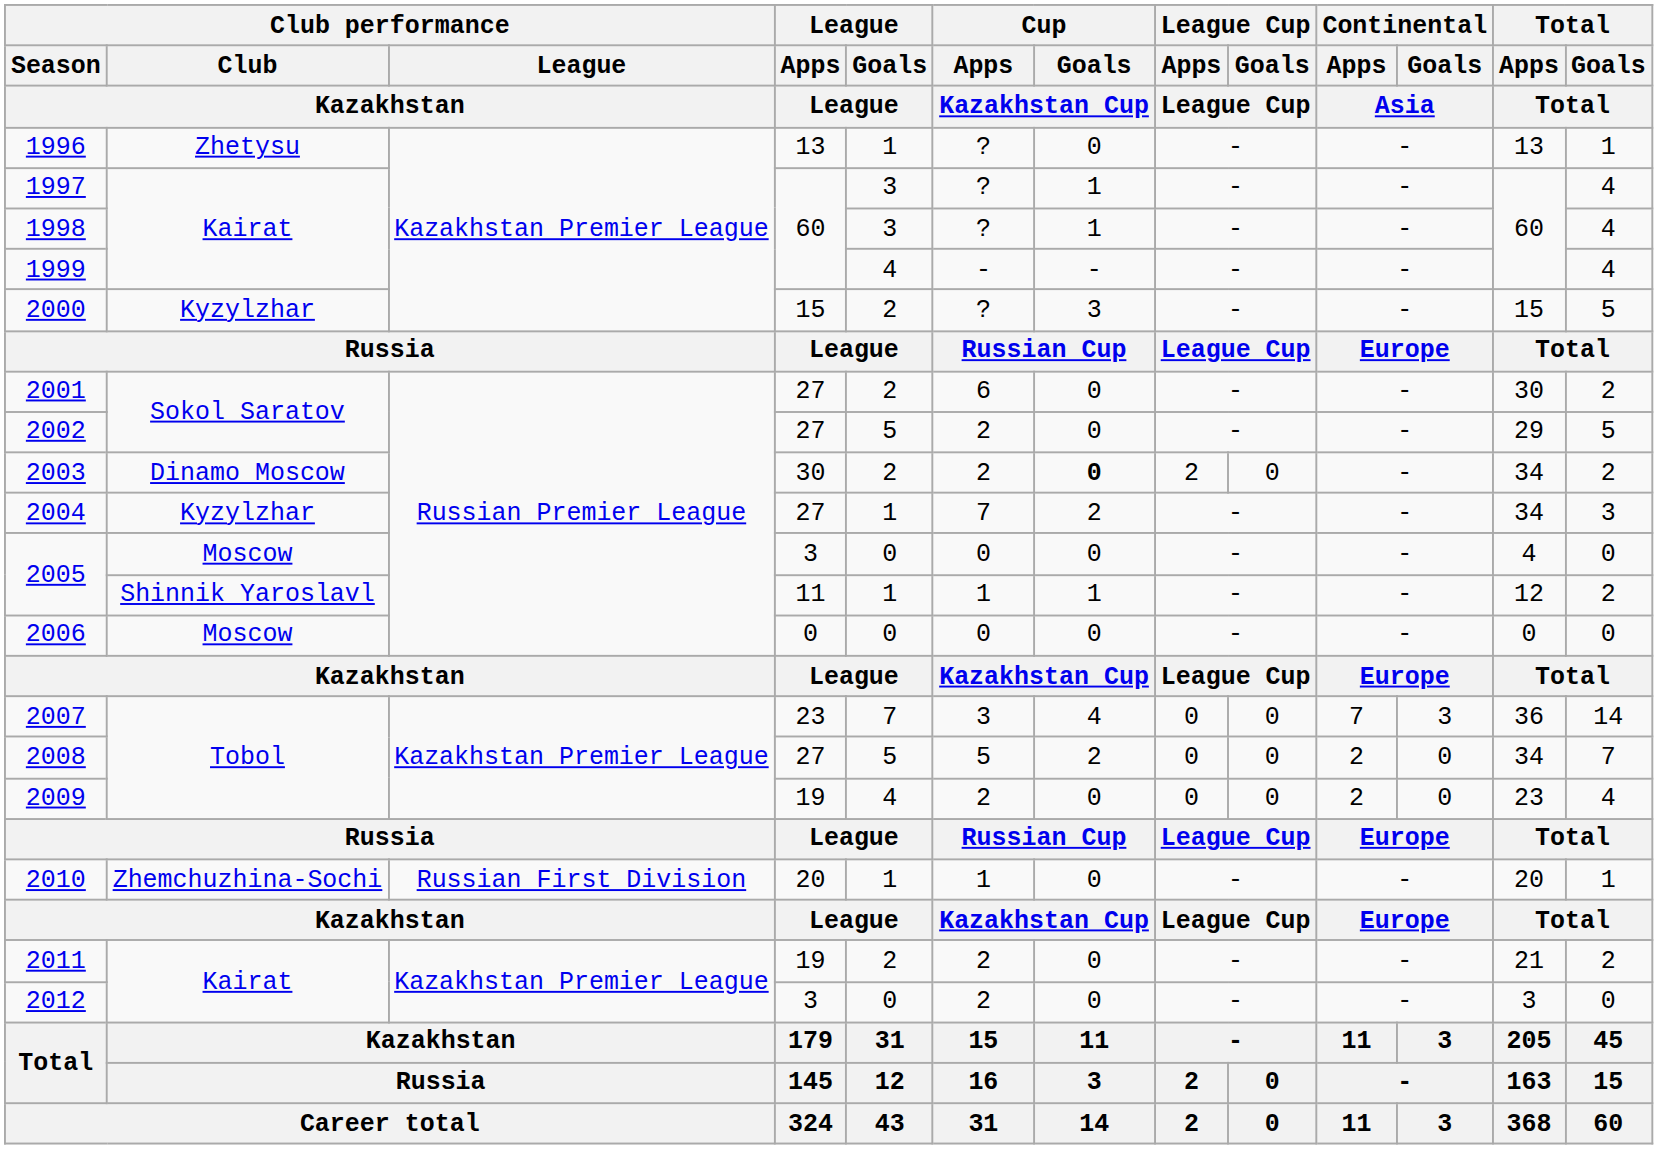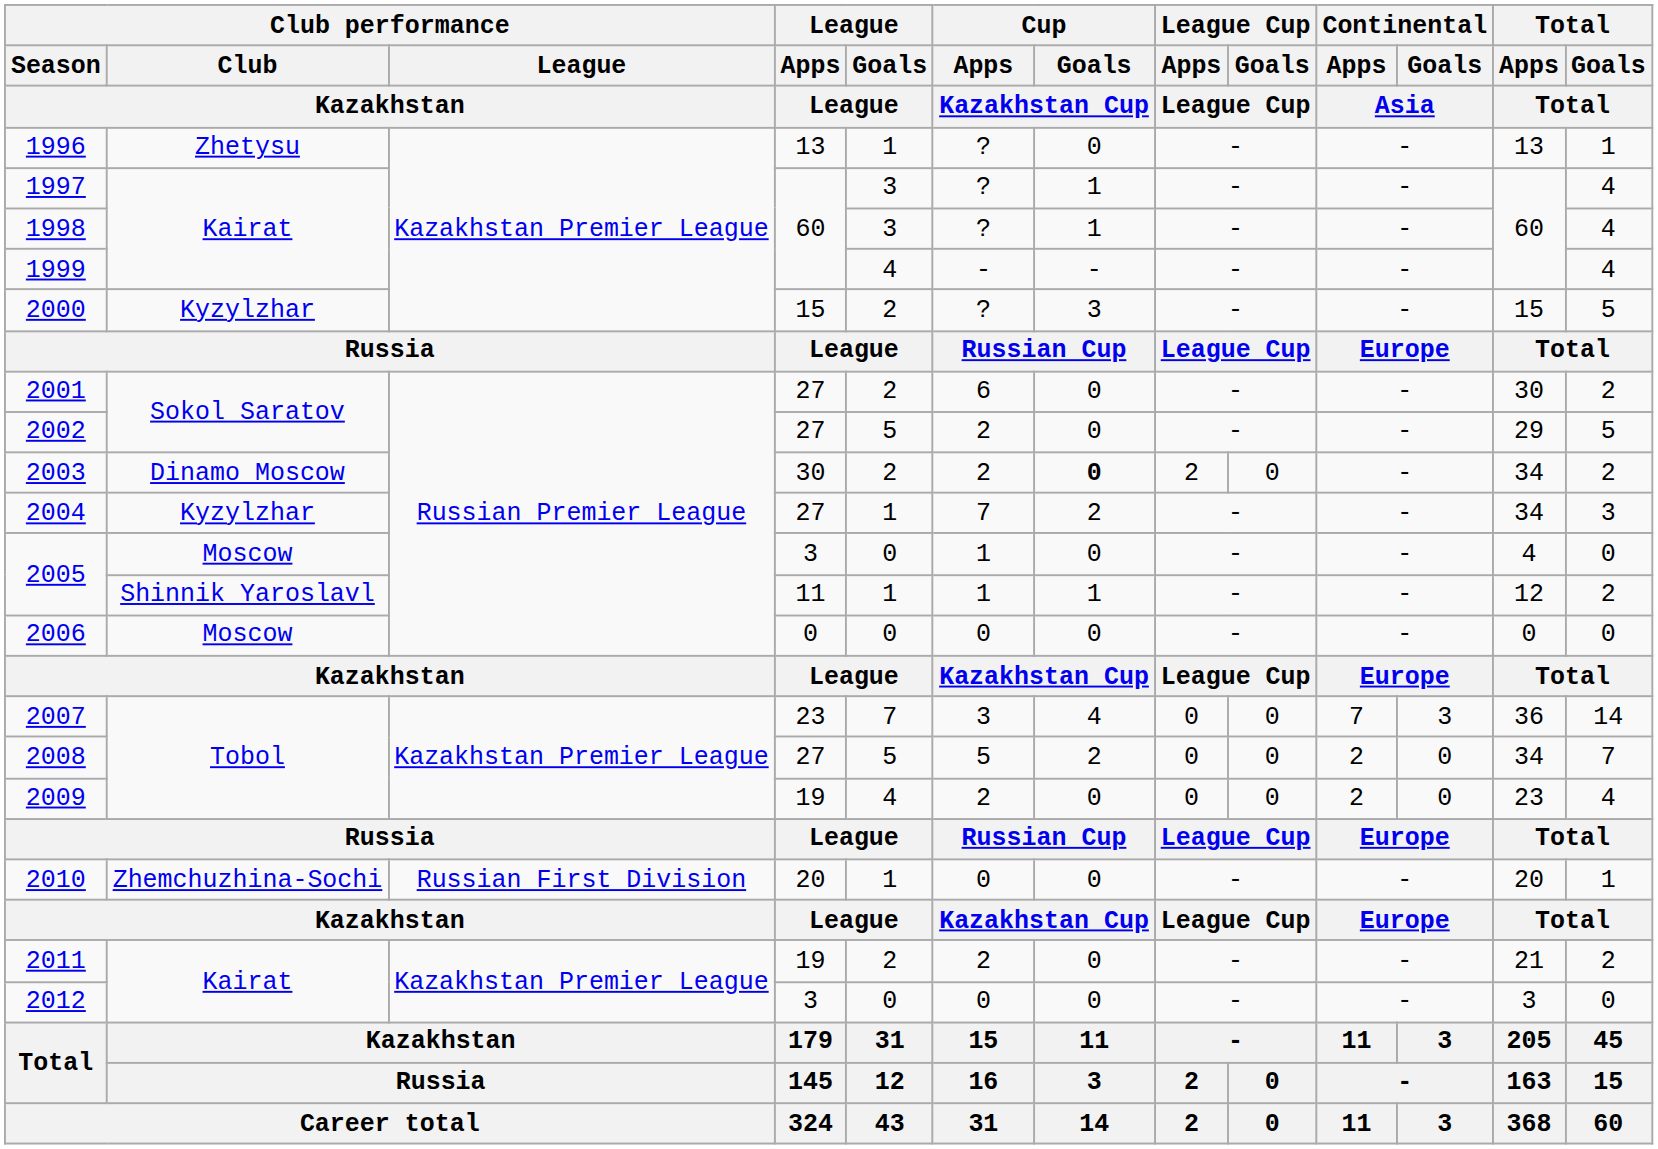(983, 554) 0 -> (983, 554) 1
(983, 880) 1 -> (983, 880) 0
(983, 1002) 2 -> (983, 1002) 0
